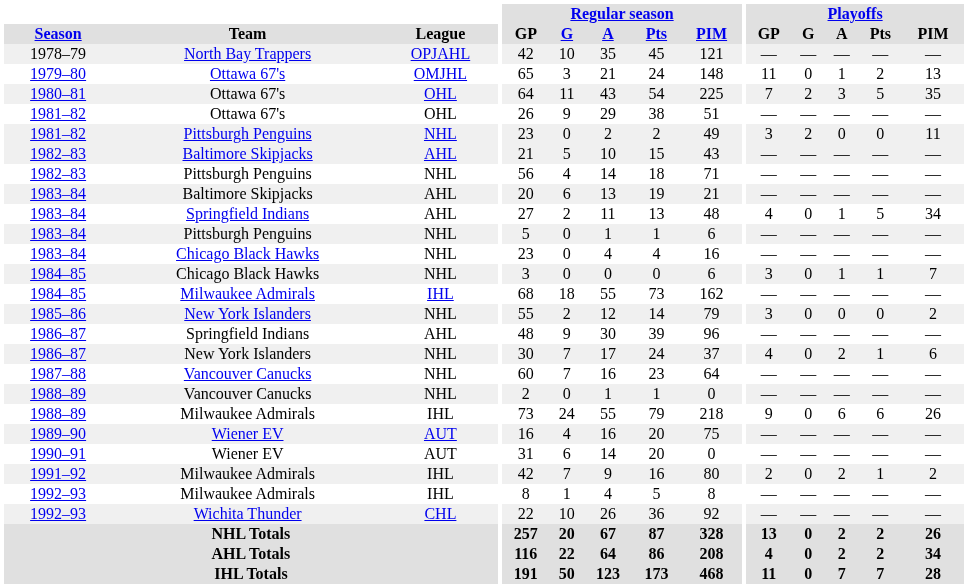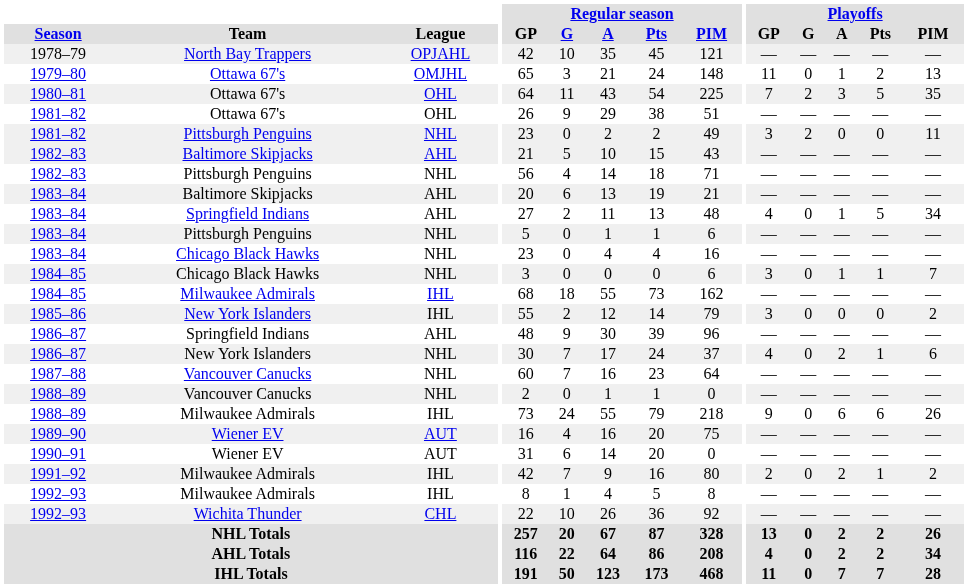(440, 314) NHL -> (440, 314) IHL
